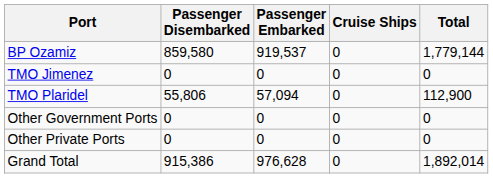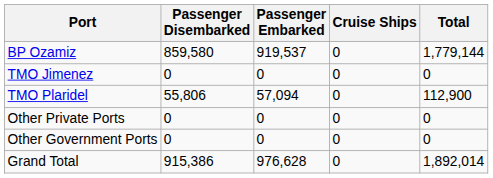rows swapped: (83, 118) <-> (66, 140)
